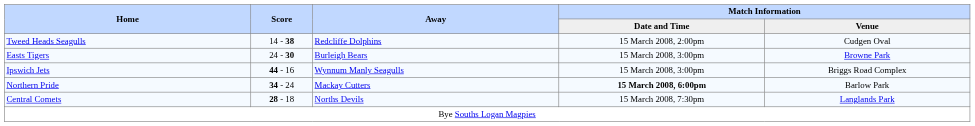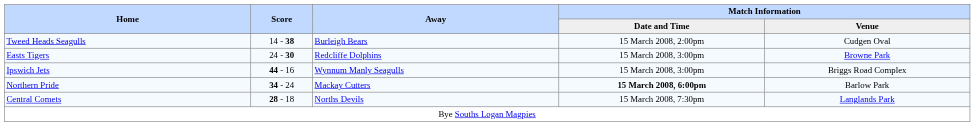(348, 41) Redcliffe Dolphins -> (341, 41) Burleigh Bears
(341, 55) Burleigh Bears -> (348, 55) Redcliffe Dolphins
